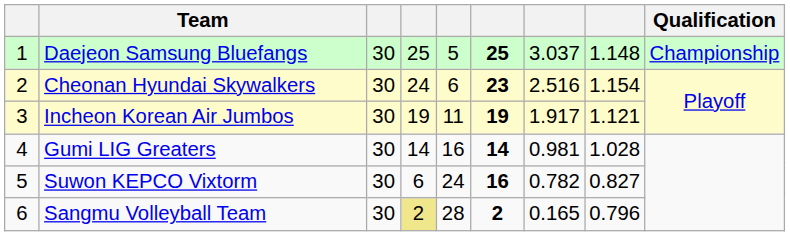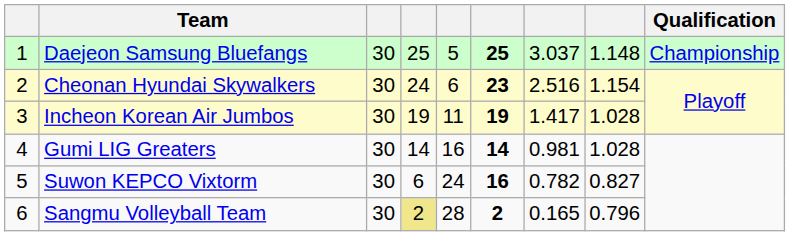(554, 117) 1.917 -> (554, 117) 1.417
(615, 117) 1.121 -> (615, 117) 1.028
